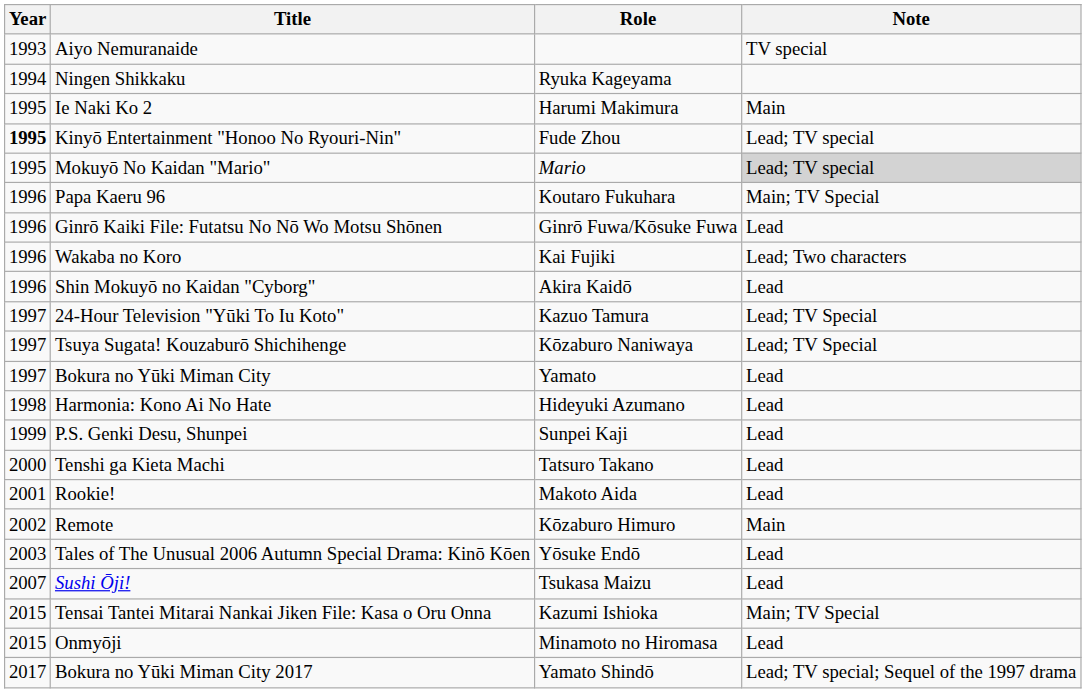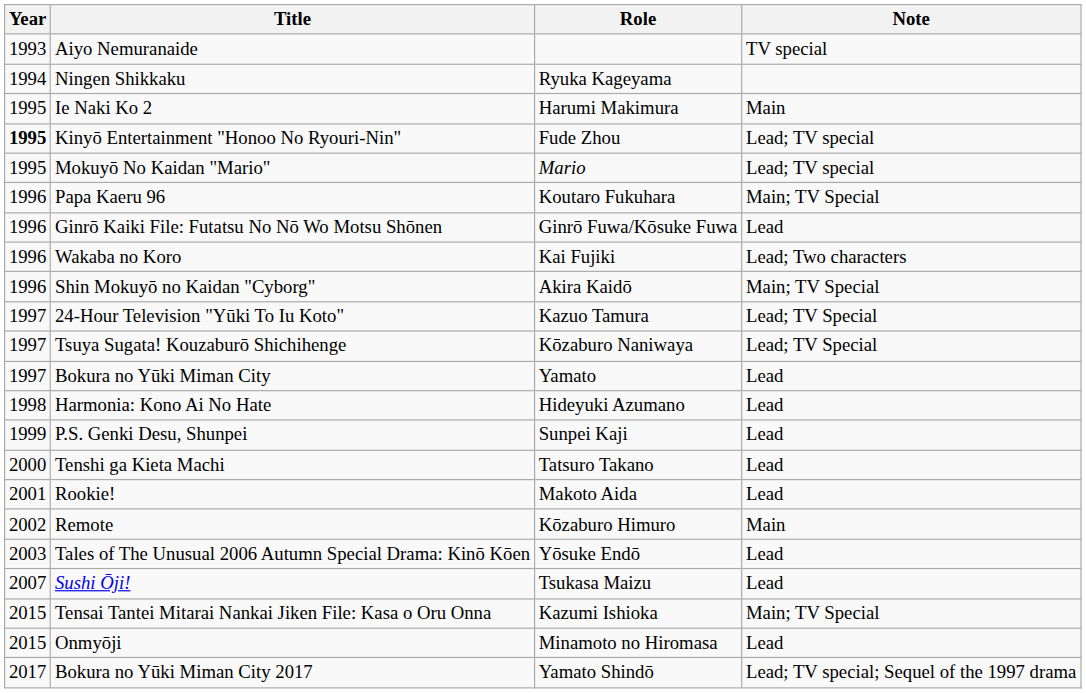(810, 167) lightgrey background -> (810, 167) no background
(765, 286) Lead -> (813, 286) Main; TV Special
